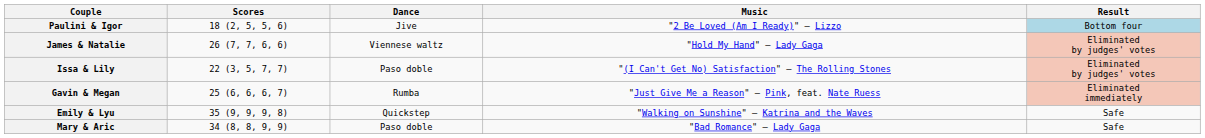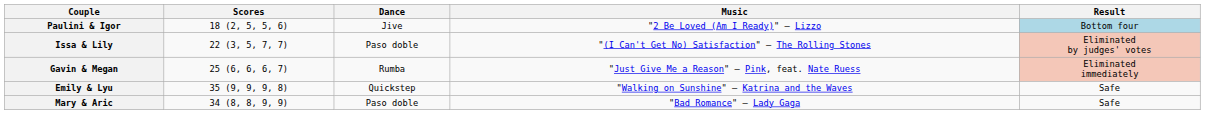- row: (86, 45)
